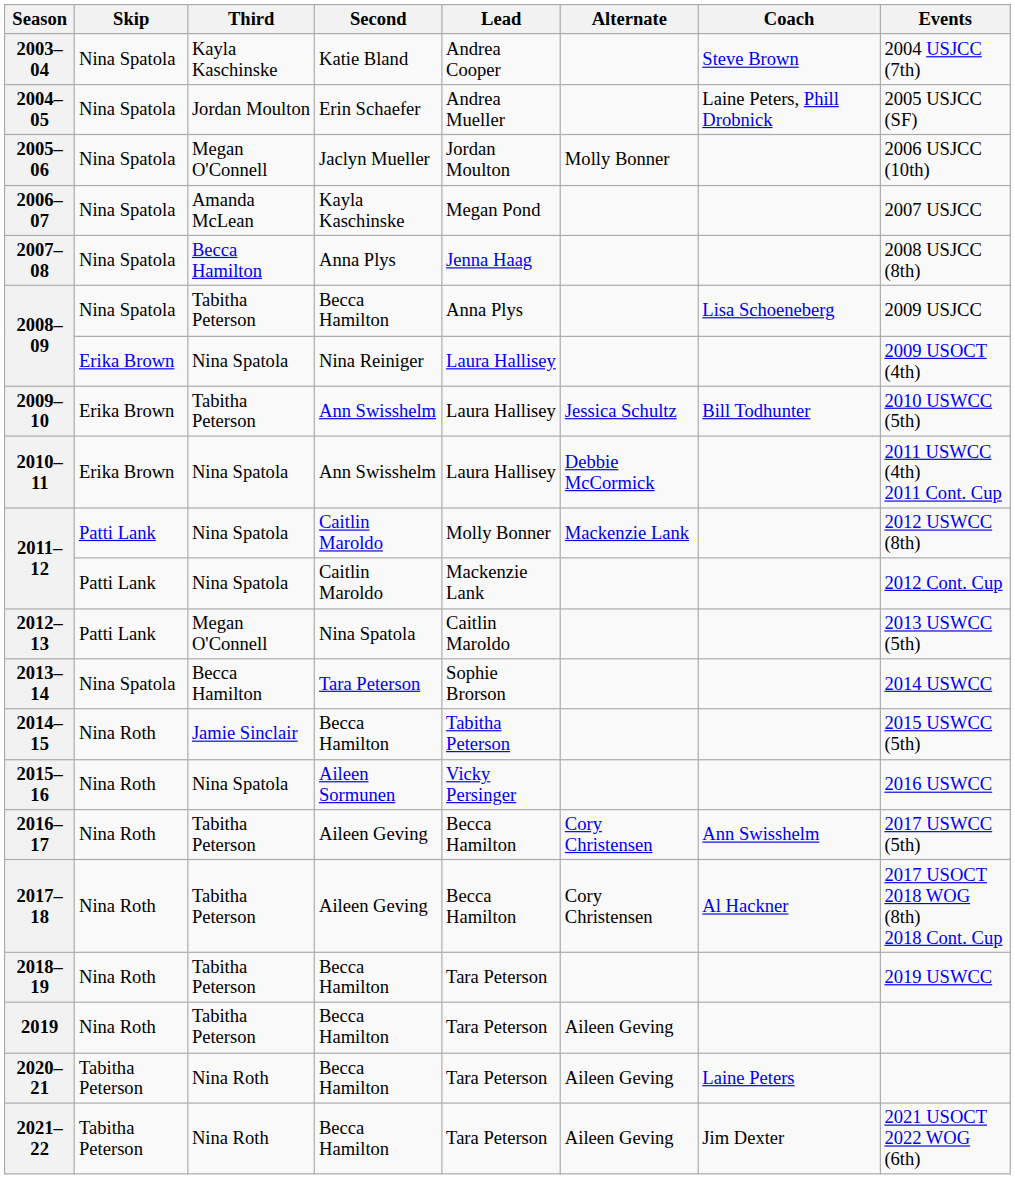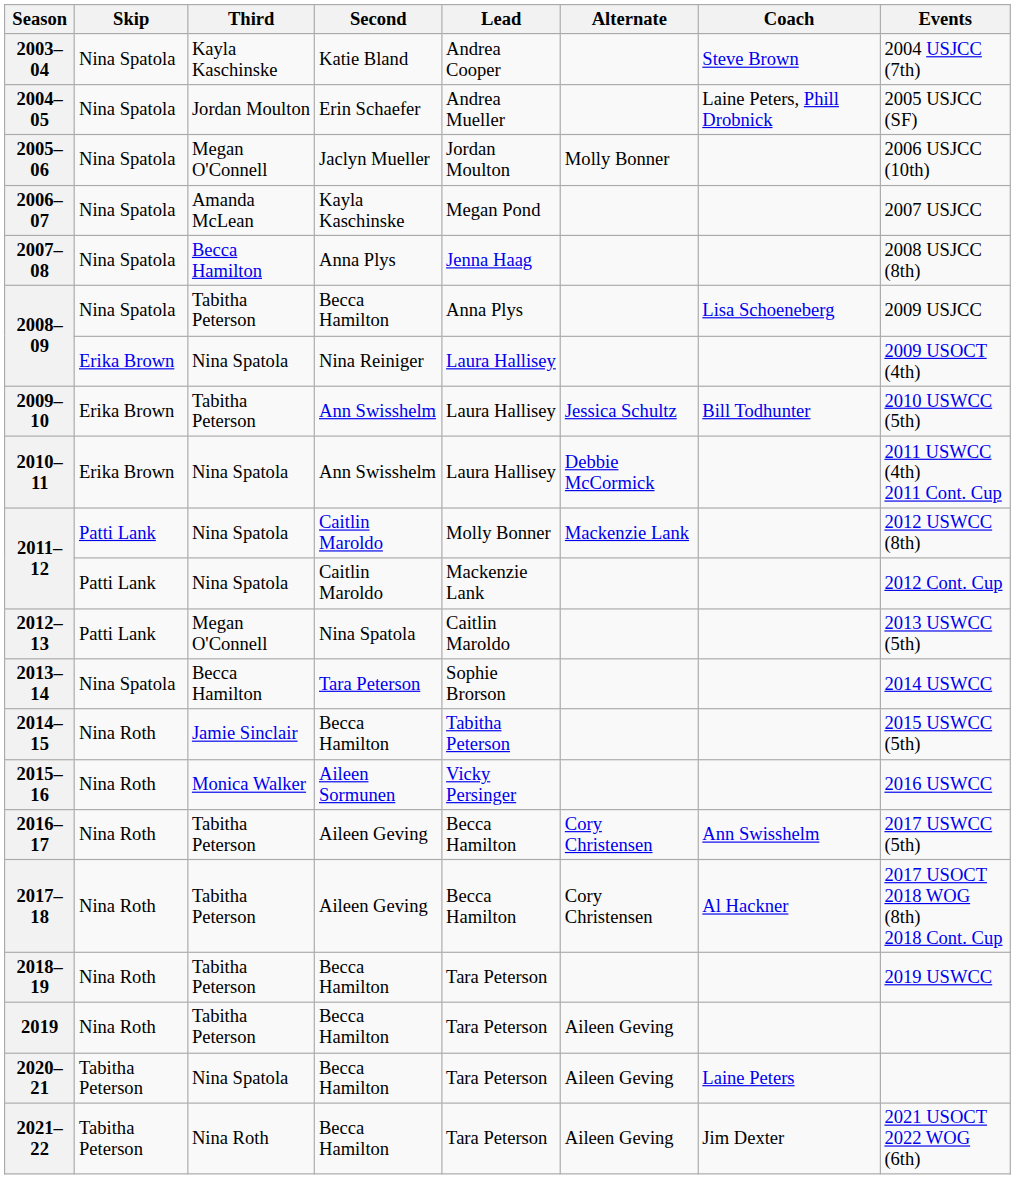(240, 784) Nina Spatola -> (249, 784) Monica Walker
(230, 1077) Nina Roth -> (240, 1077) Nina Spatola
